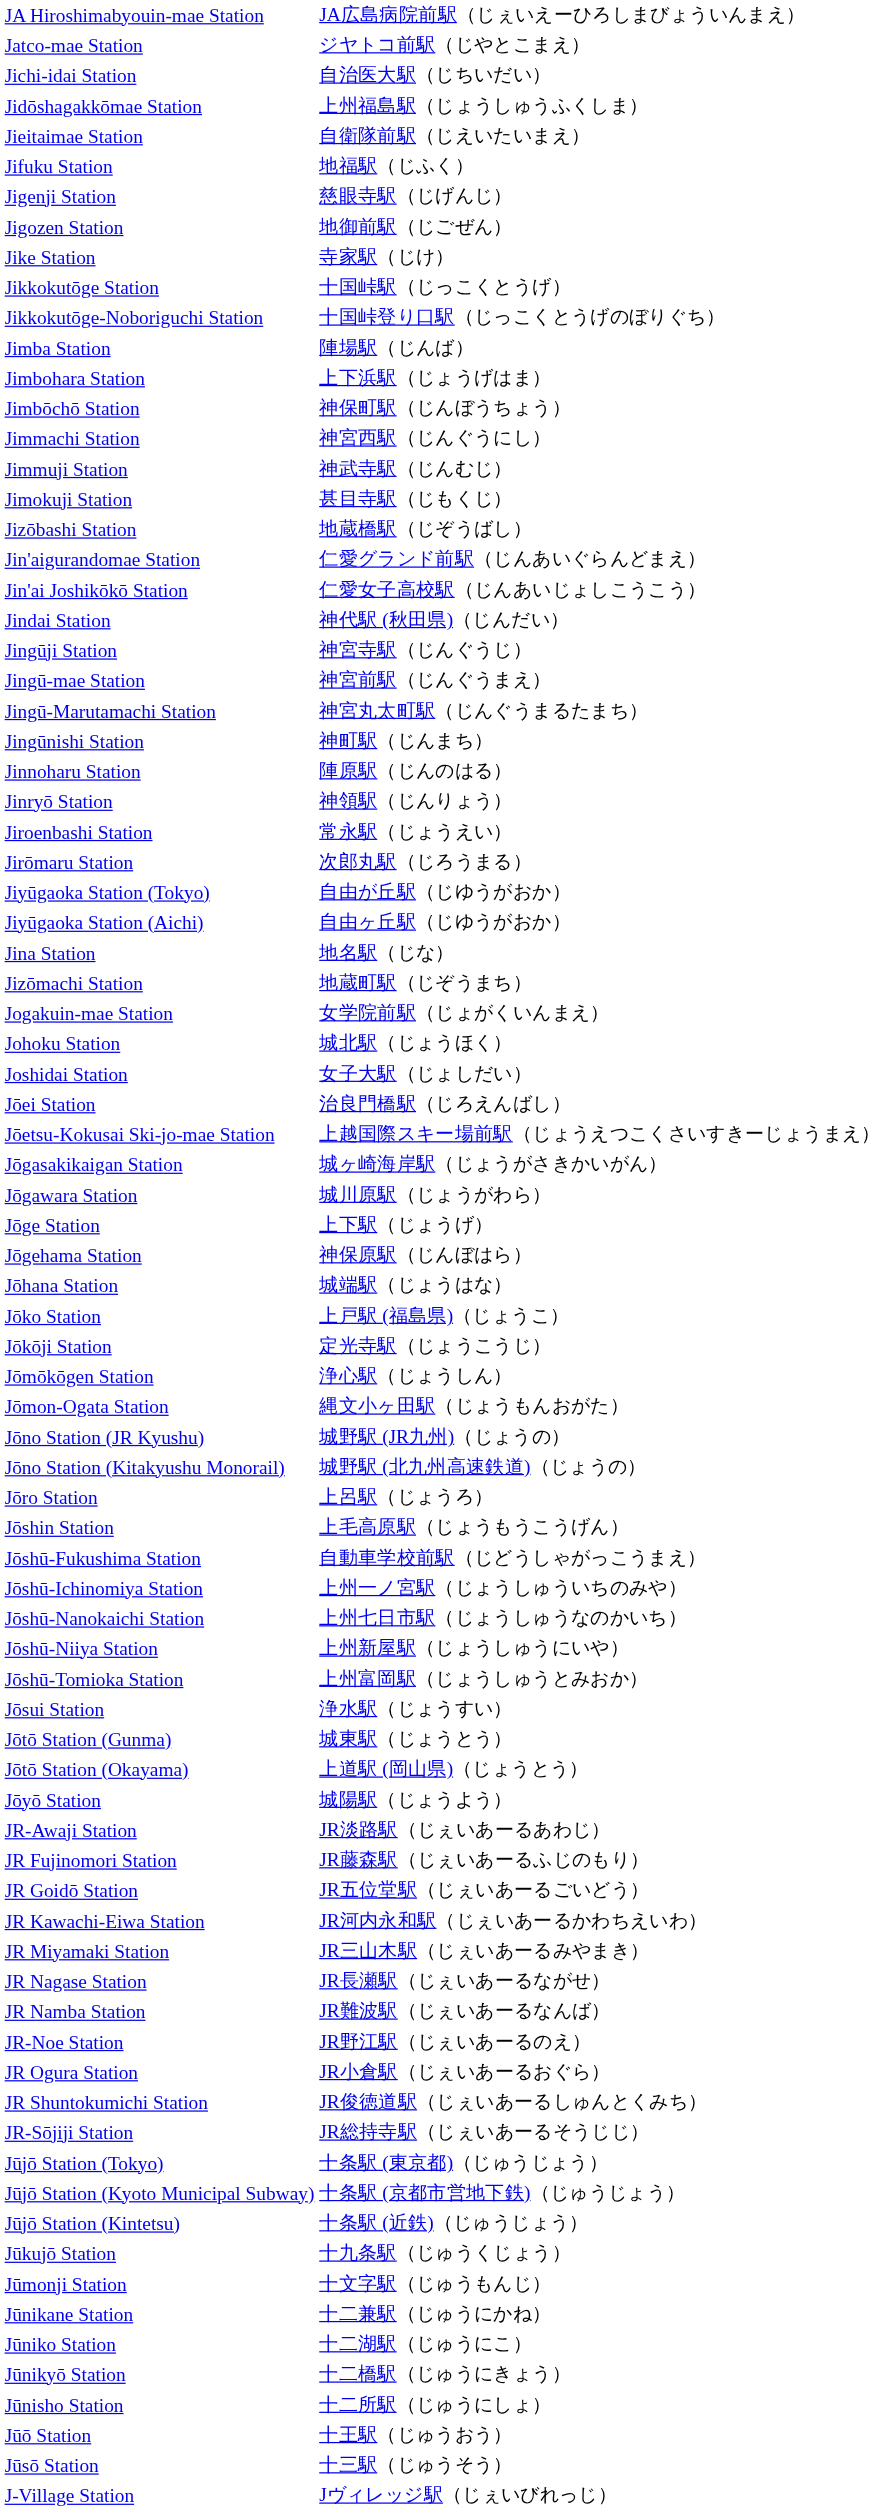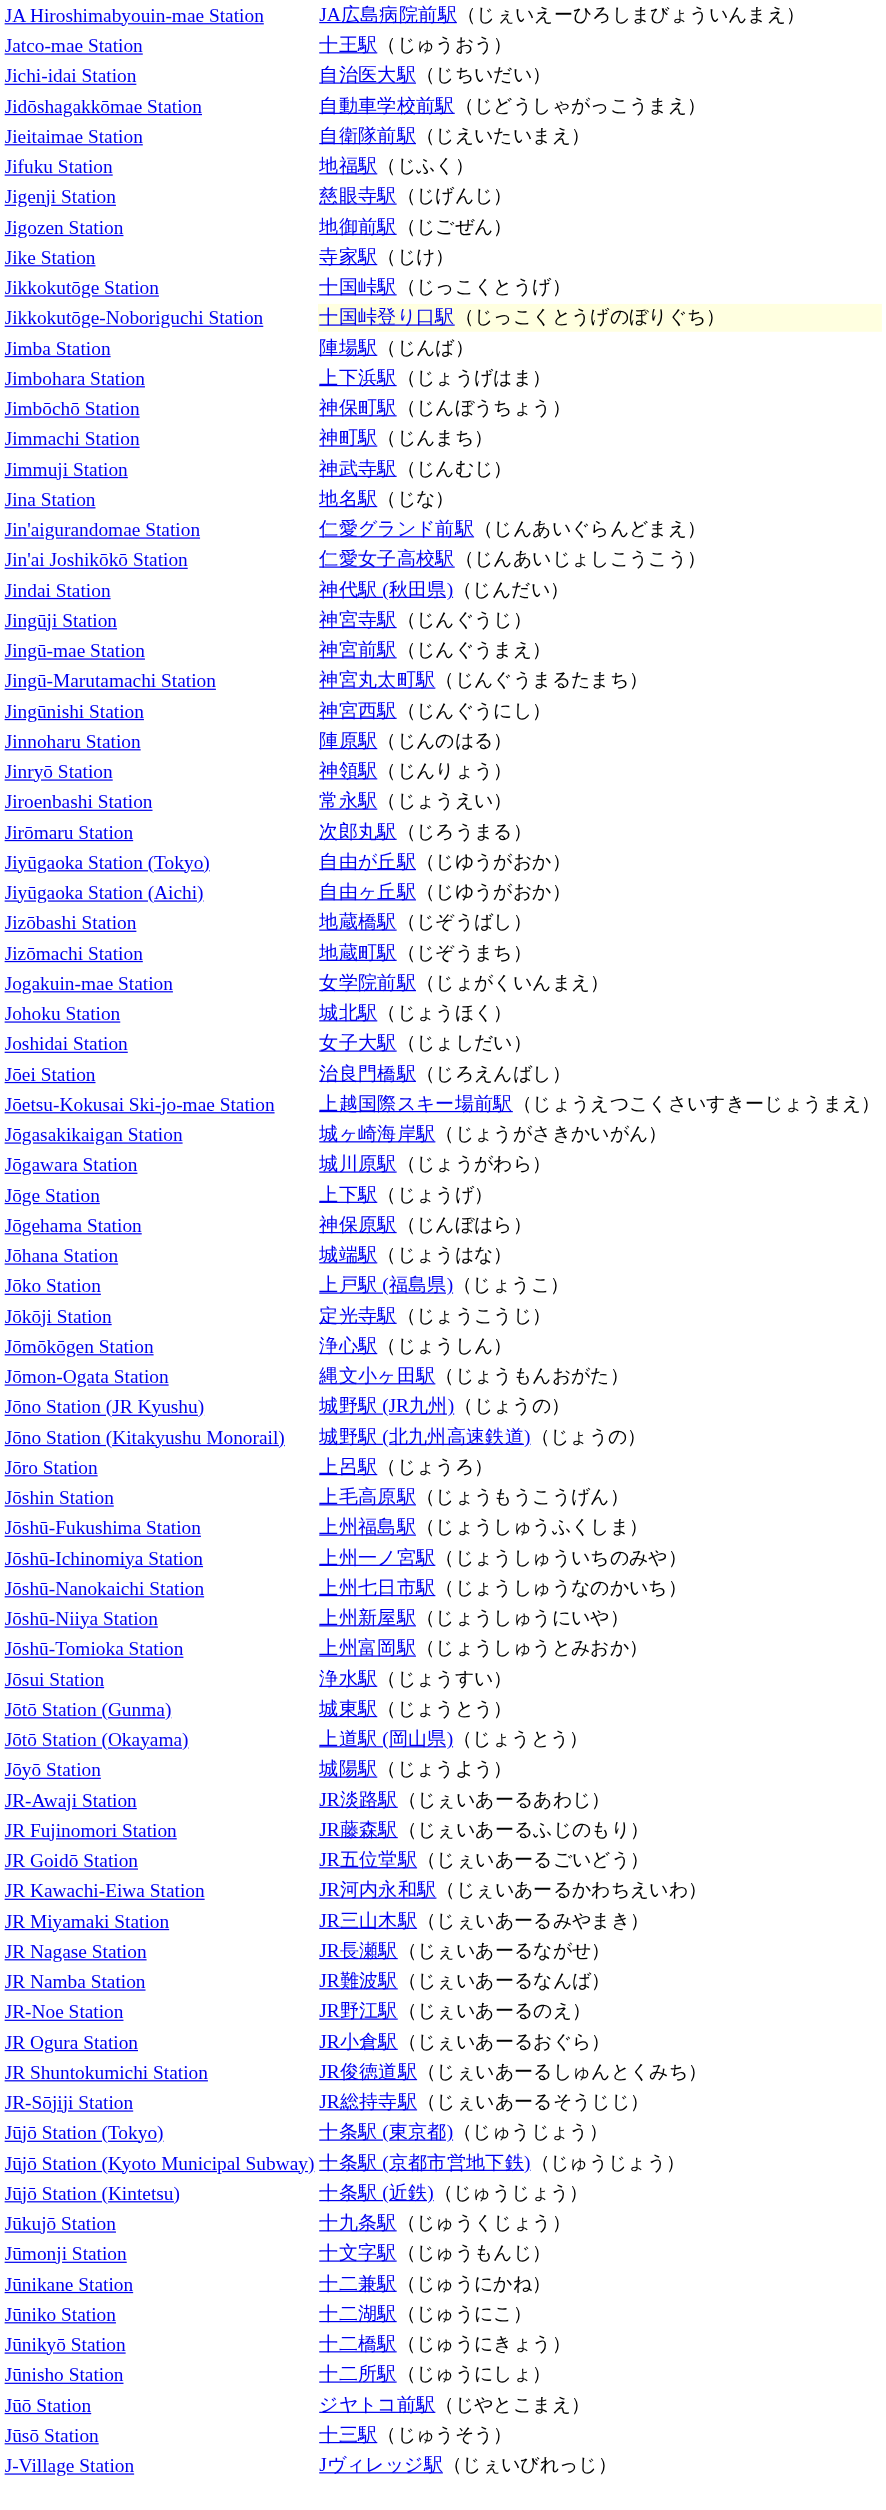(455, 44) ジヤトコ前駅（じやとこまえ） -> (416, 44) 十王駅（じゅうおう）
(484, 105) 上州福島駅（じょうしゅうふくしま） -> (513, 105) 自動車学校前駅（じどうしゃがっこうまえ）
(522, 317) no background -> (522, 317) lightyellow background
(435, 438) 神宮西駅（じんぐうにし） -> (406, 438) 神町駅（じんまち）
- row: (68, 499)
rows swapped: (50, 952) <-> (71, 529)
(406, 740) 神町駅（じんまち） -> (435, 710) 神宮西駅（じんぐうにし）
(513, 1557) 自動車学校前駅（じどうしゃがっこうまえ） -> (484, 1527) 上州福島駅（じょうしゅうふくしま）
(416, 2434) 十王駅（じゅうおう） -> (455, 2404) ジヤトコ前駅（じやとこまえ）
